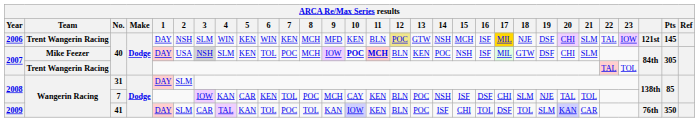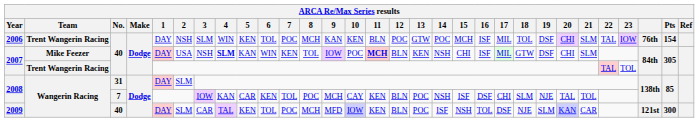(269, 39) WIN -> (269, 39) TOL
(289, 39) KEN -> (289, 39) POC
(333, 39) MFD -> (333, 39) KAN
(400, 39) khaki background -> (399, 39) no background
(443, 39) NSH -> (442, 39) POC
(504, 39) gold background -> (504, 39) no background
(525, 39) NJE -> (525, 39) TOL
(650, 39) 121st -> (650, 39) 76th
(670, 39) 145 -> (670, 39) 154
(205, 53) lightgrey background -> (205, 53) no background
(226, 53) normal -> (226, 53) bold
(247, 53) KEN -> (247, 53) KAN
(269, 53) TOL -> (269, 53) WIN
(289, 53) POC -> (289, 53) KEN
(311, 53) MCH -> (311, 53) TOL
(355, 53) bold -> (355, 53) normal
(443, 53) POC -> (442, 53) NSH
(464, 53) NSH -> (464, 53) CHI
(119, 110) 41 -> (119, 110) 40
(247, 110) KAN -> (247, 110) KEN
(311, 110) TOL -> (311, 110) MCH
(333, 110) KAN -> (333, 110) MFD
(464, 110) CHI -> (464, 110) NSH
(525, 110) TOL -> (525, 110) NJE
(650, 110) 76th -> (650, 110) 121st
(670, 110) 350 -> (670, 110) 300
